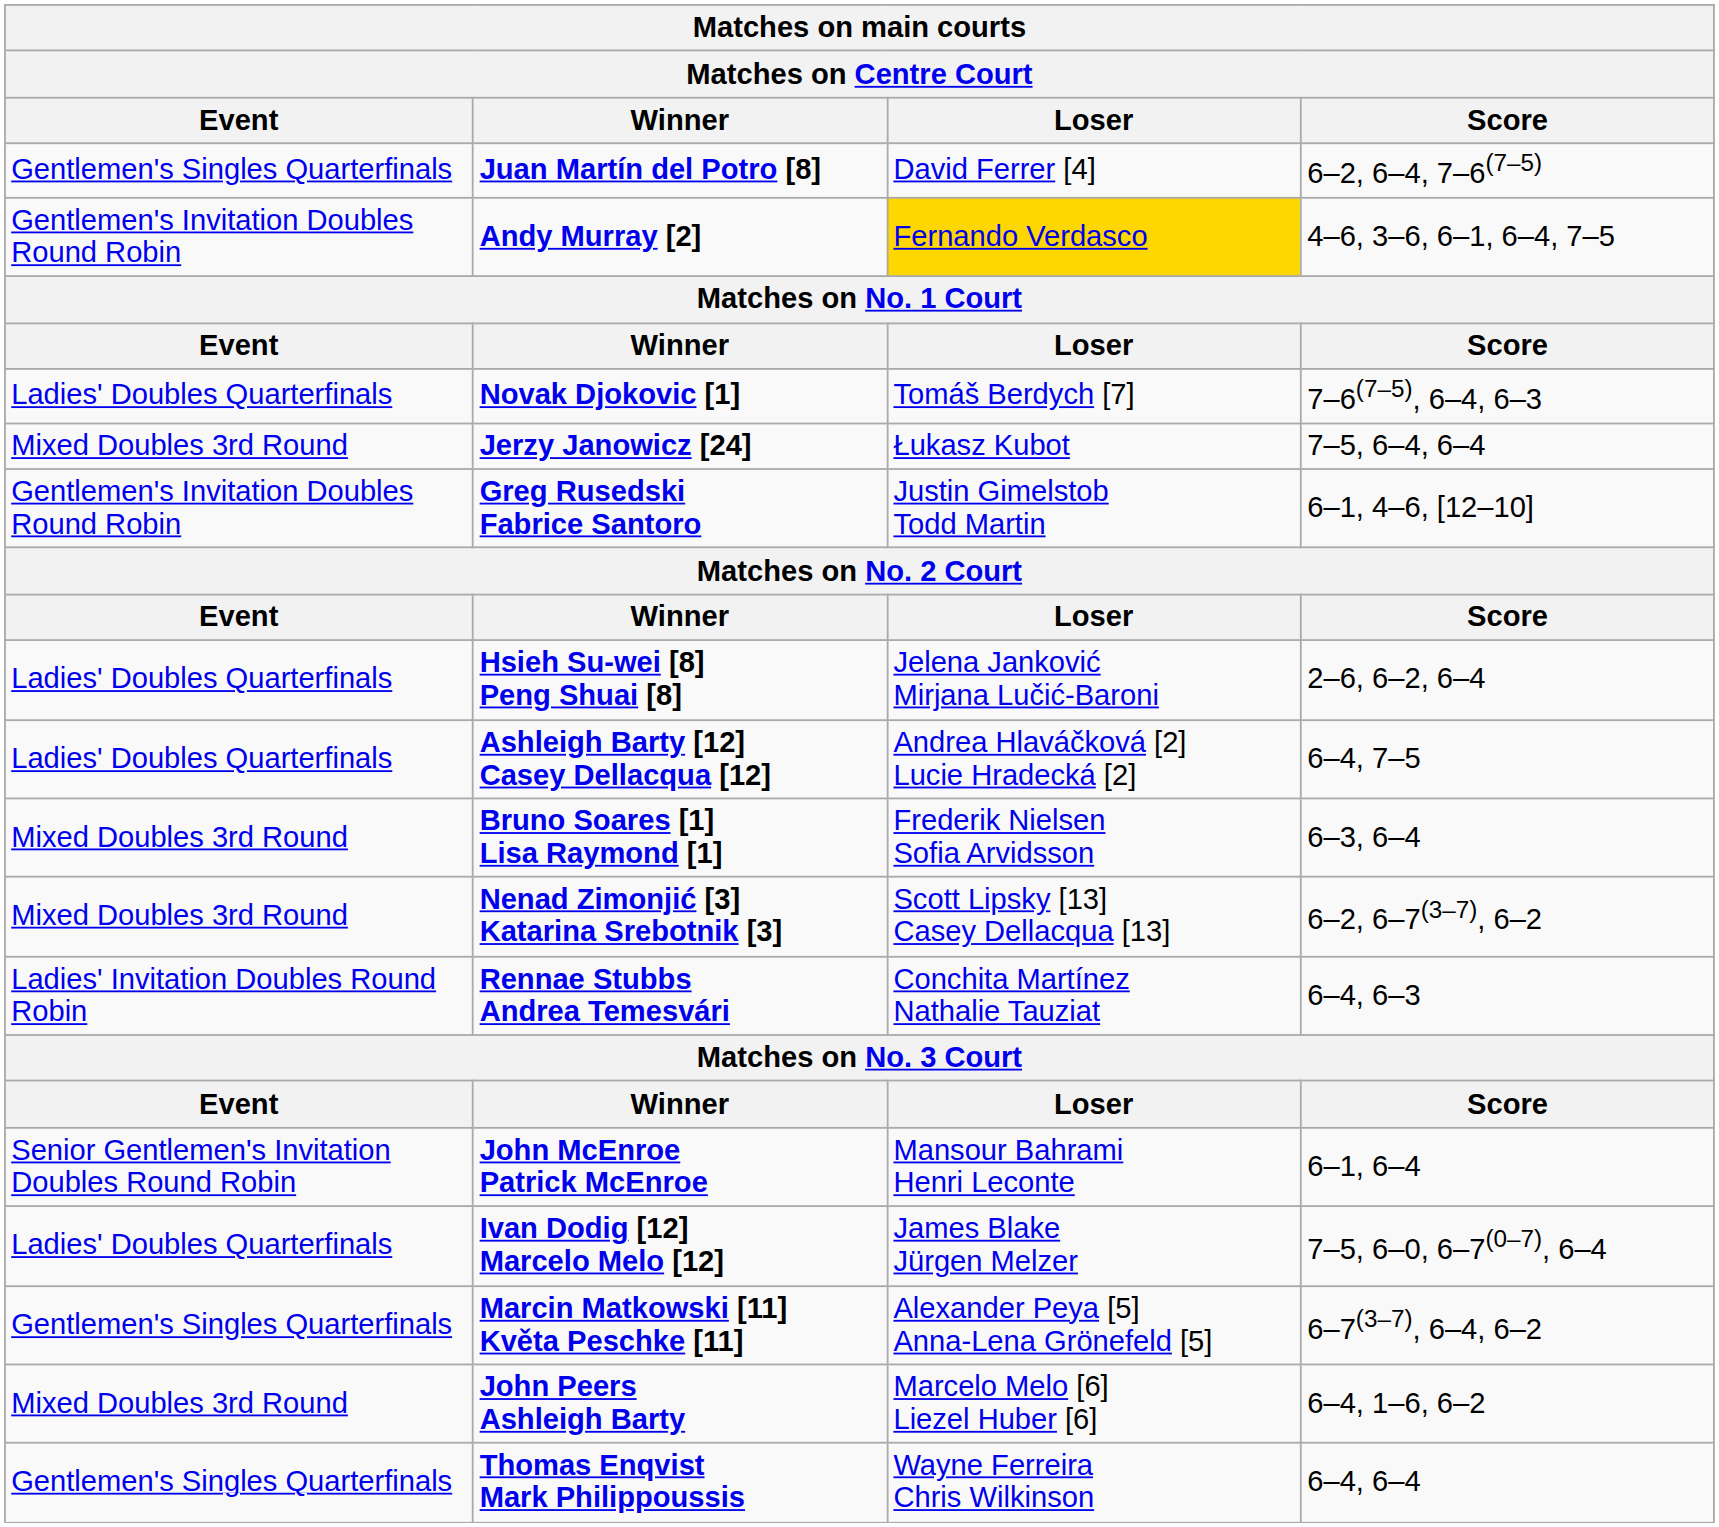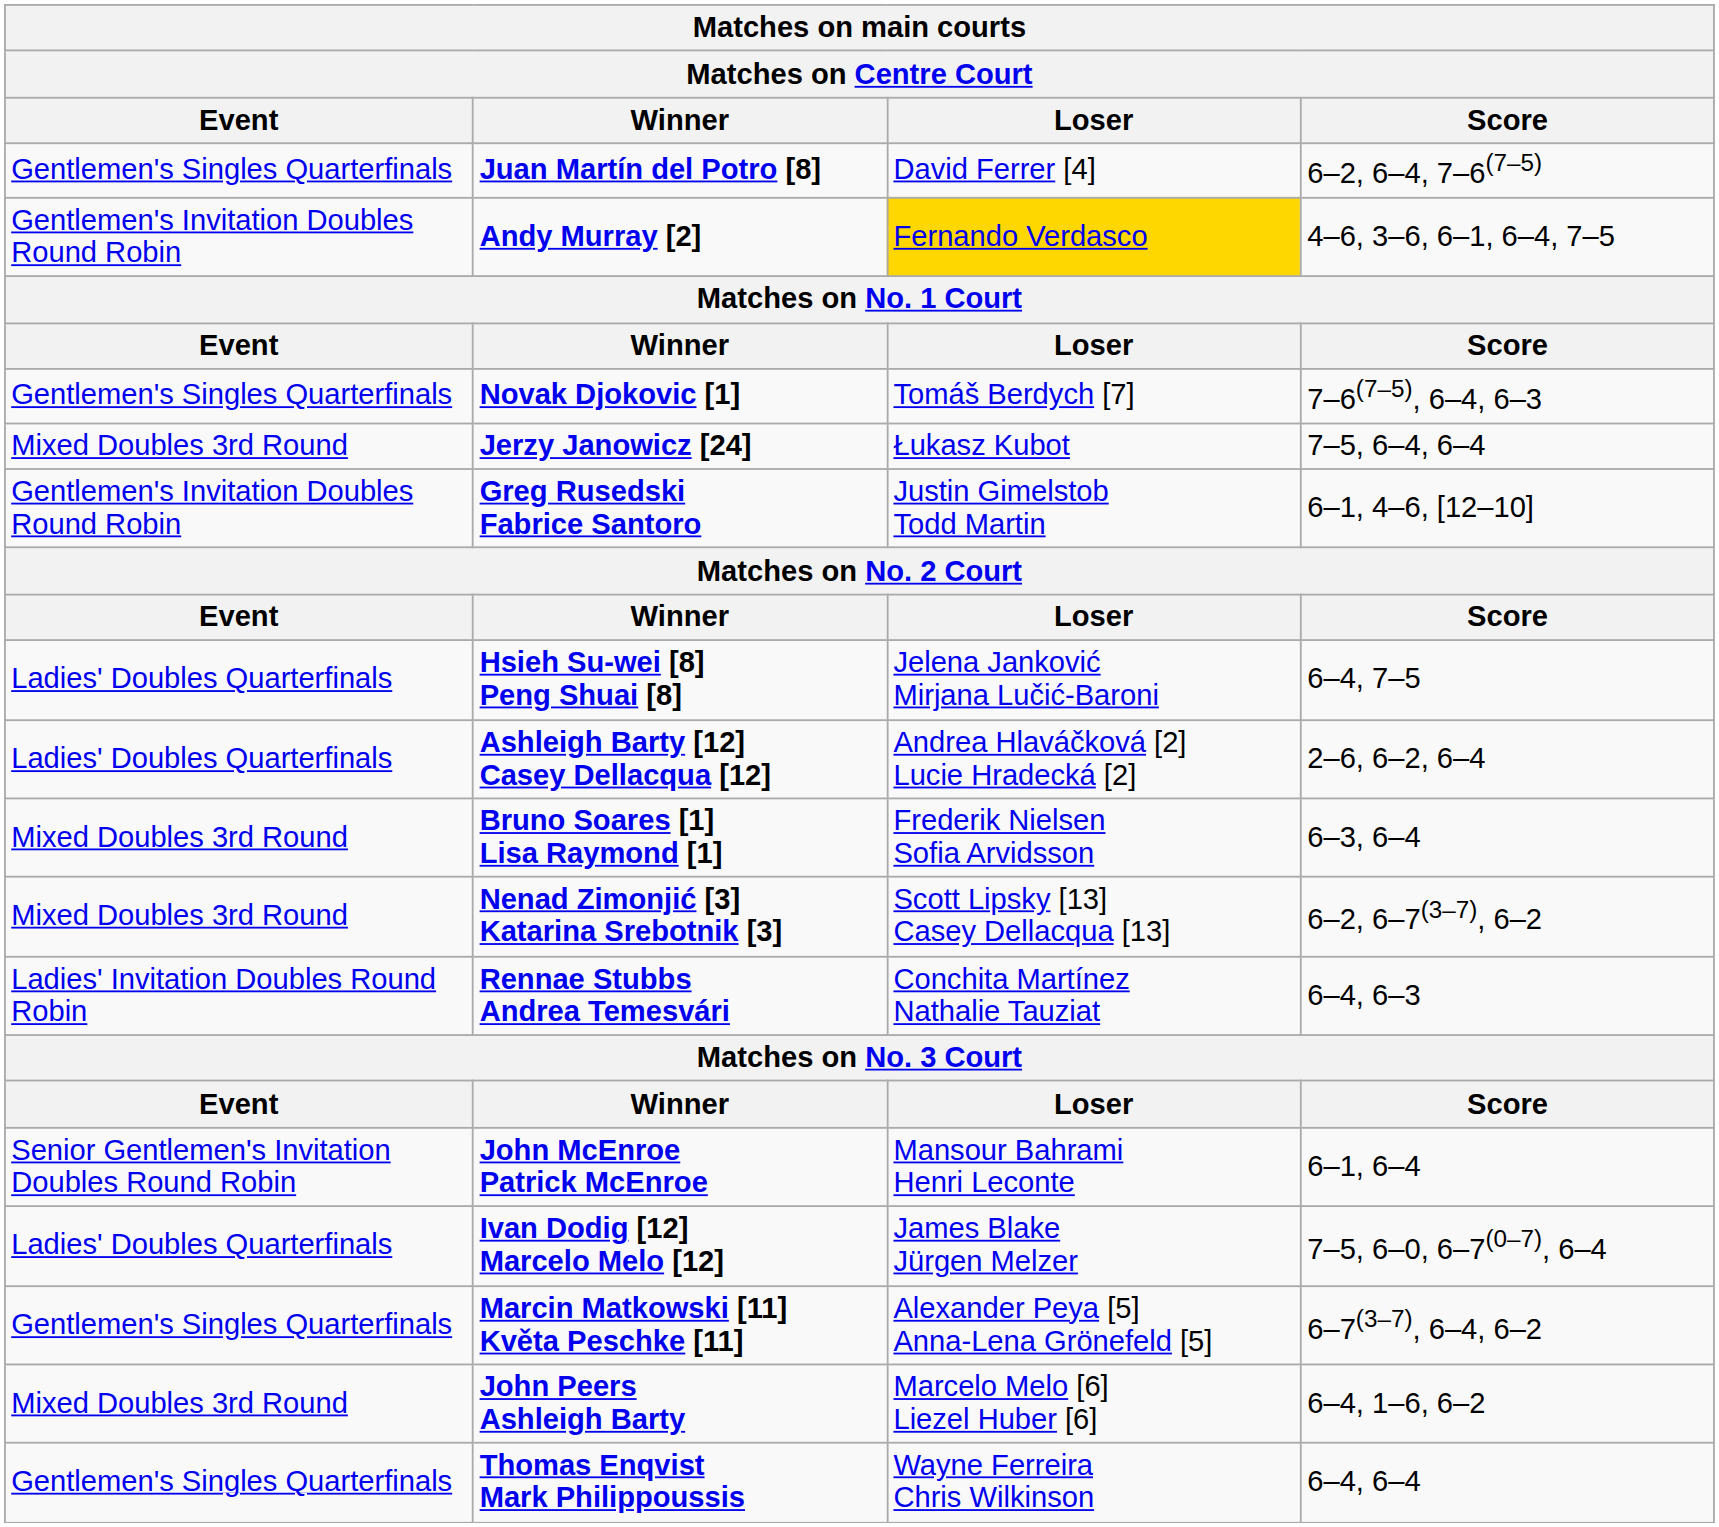(202, 395) Ladies' Doubles Quarterfinals -> (232, 395) Gentlemen's Singles Quarterfinals
(1396, 679) 2–6, 6–2, 6–4 -> (1364, 679) 6–4, 7–5
(1364, 758) 6–4, 7–5 -> (1396, 758) 2–6, 6–2, 6–4
